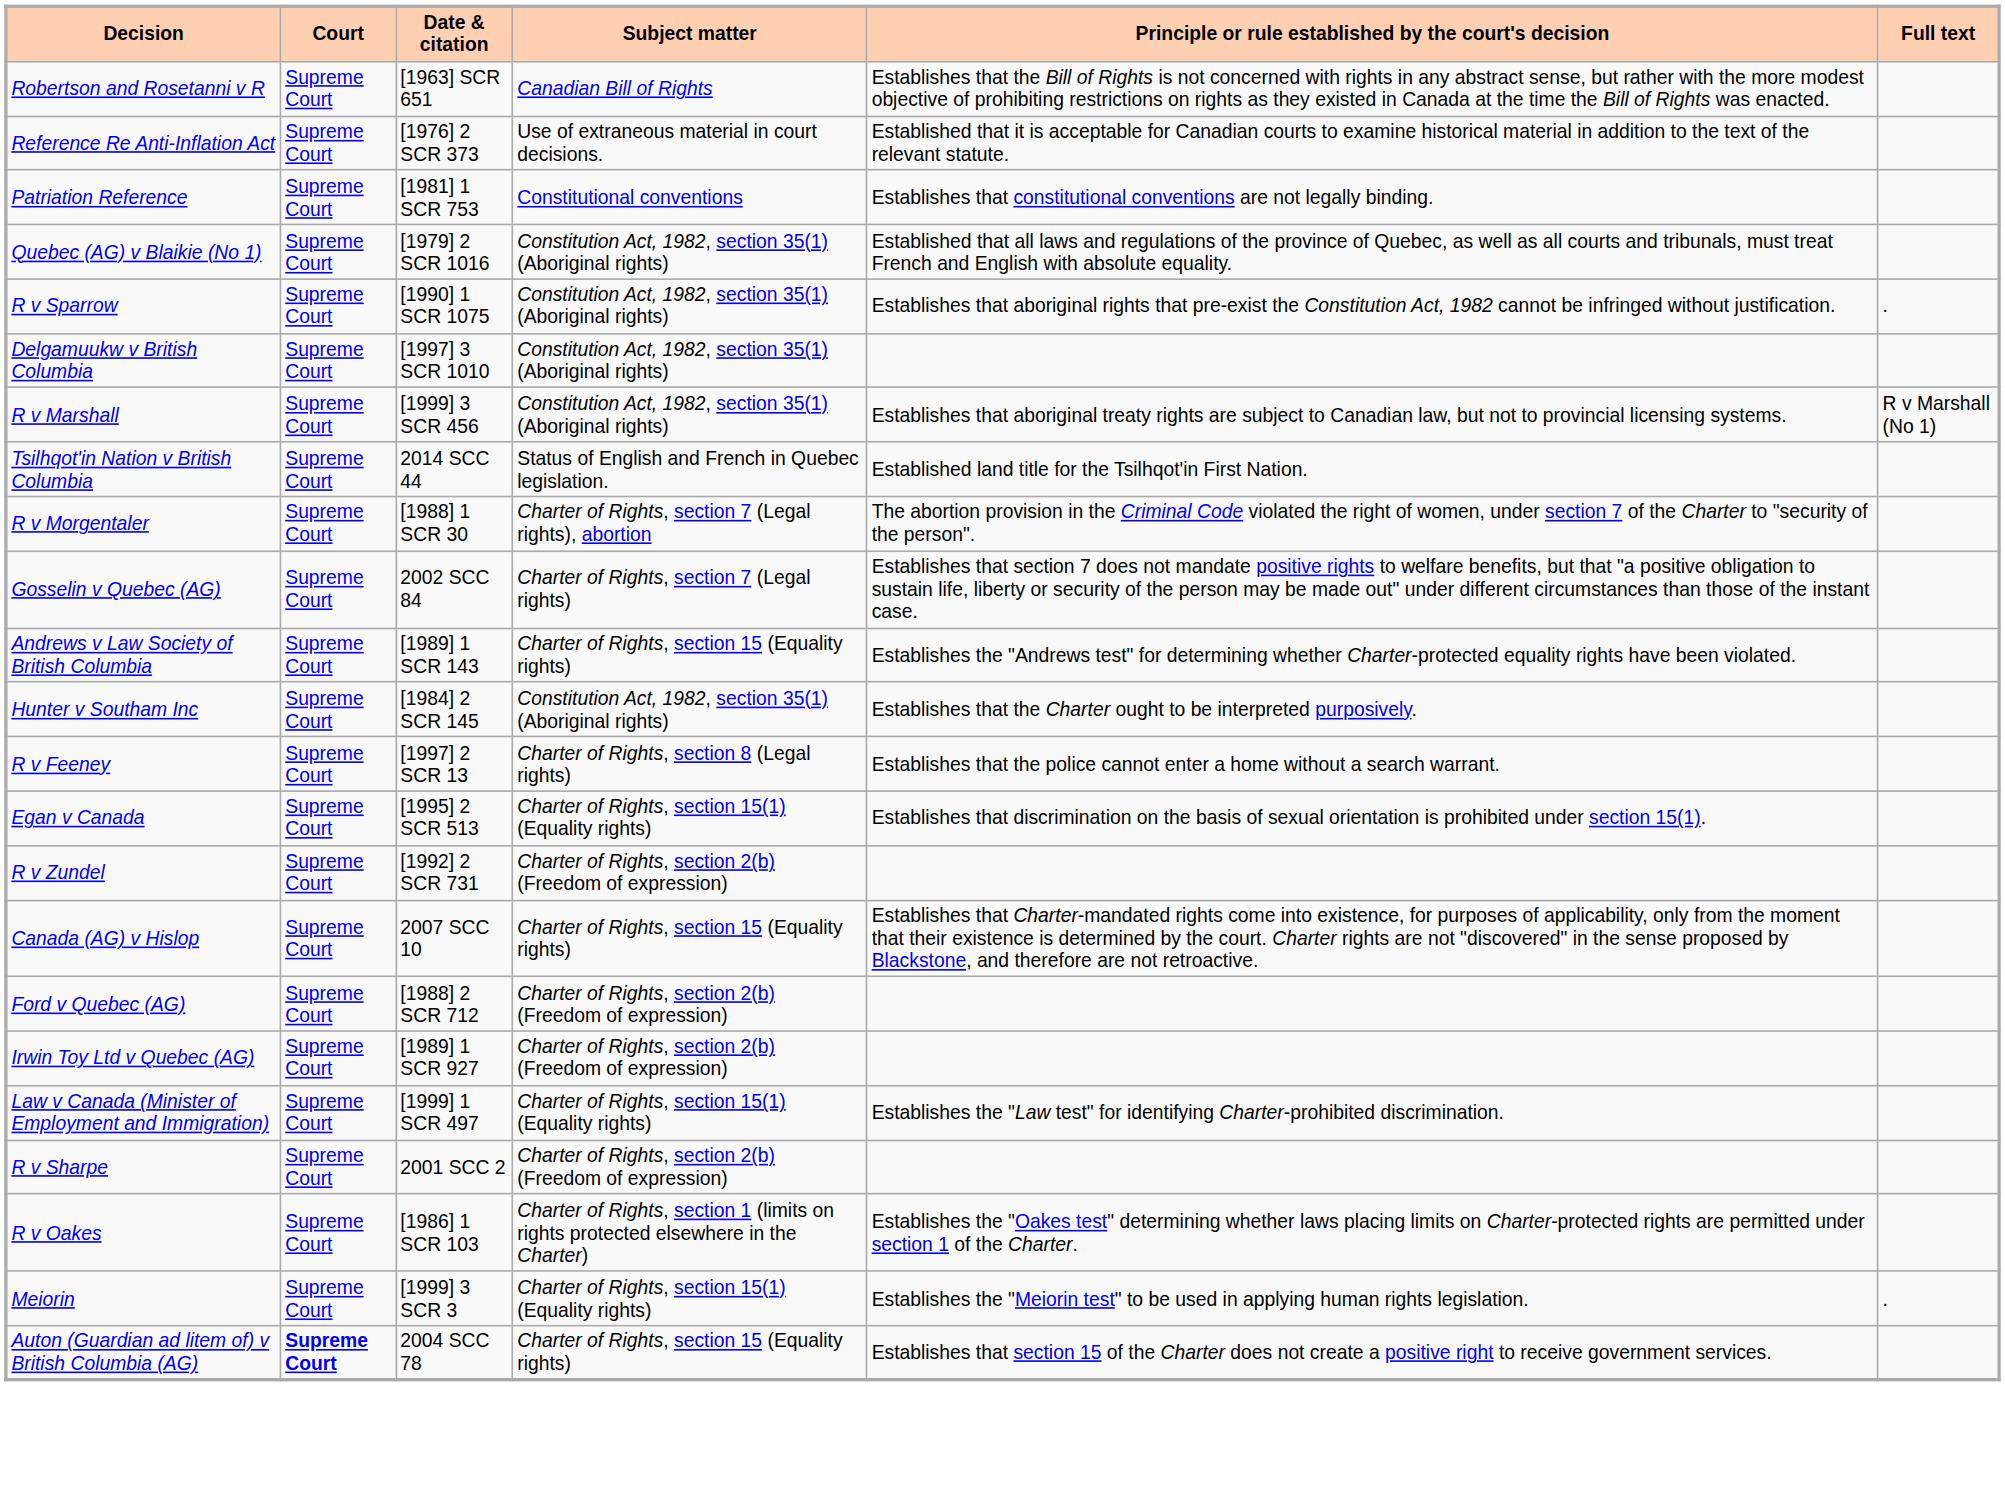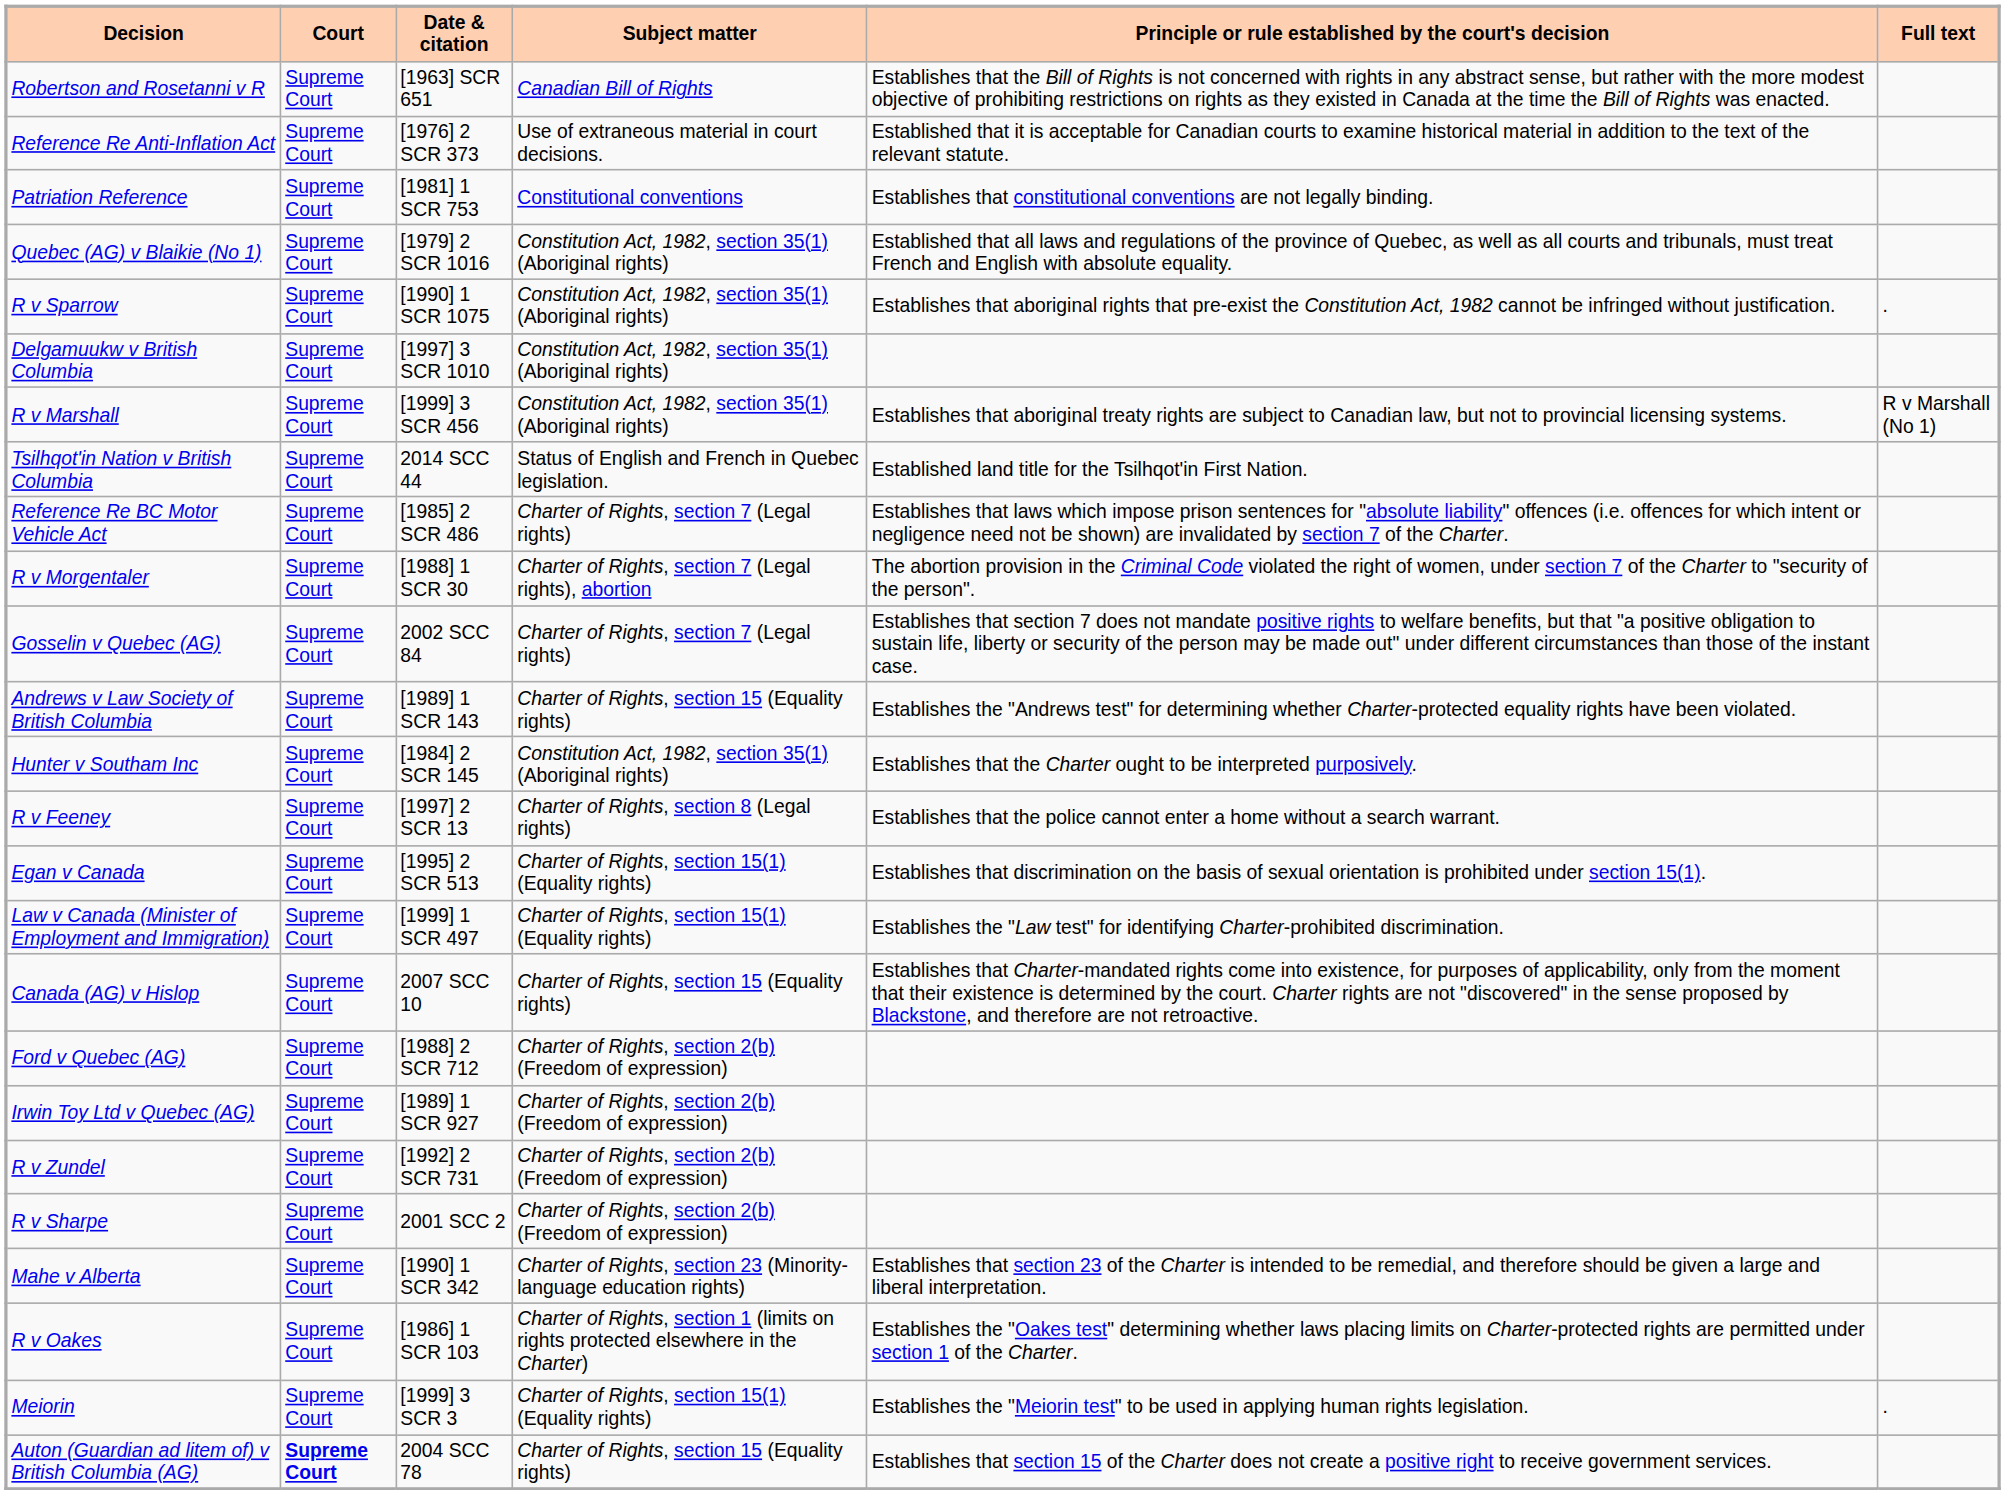+ row: (114, 524)
rows swapped: (140, 1113) <-> (58, 873)
+ row: (76, 1276)
